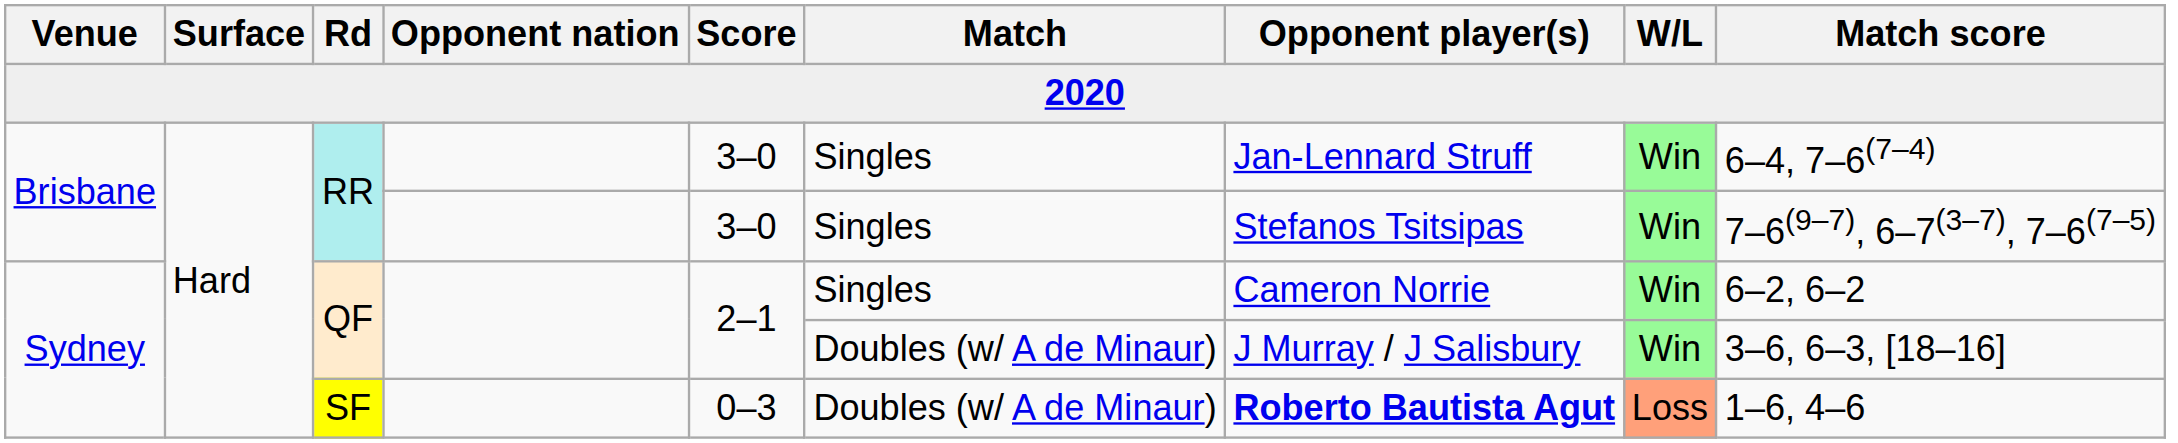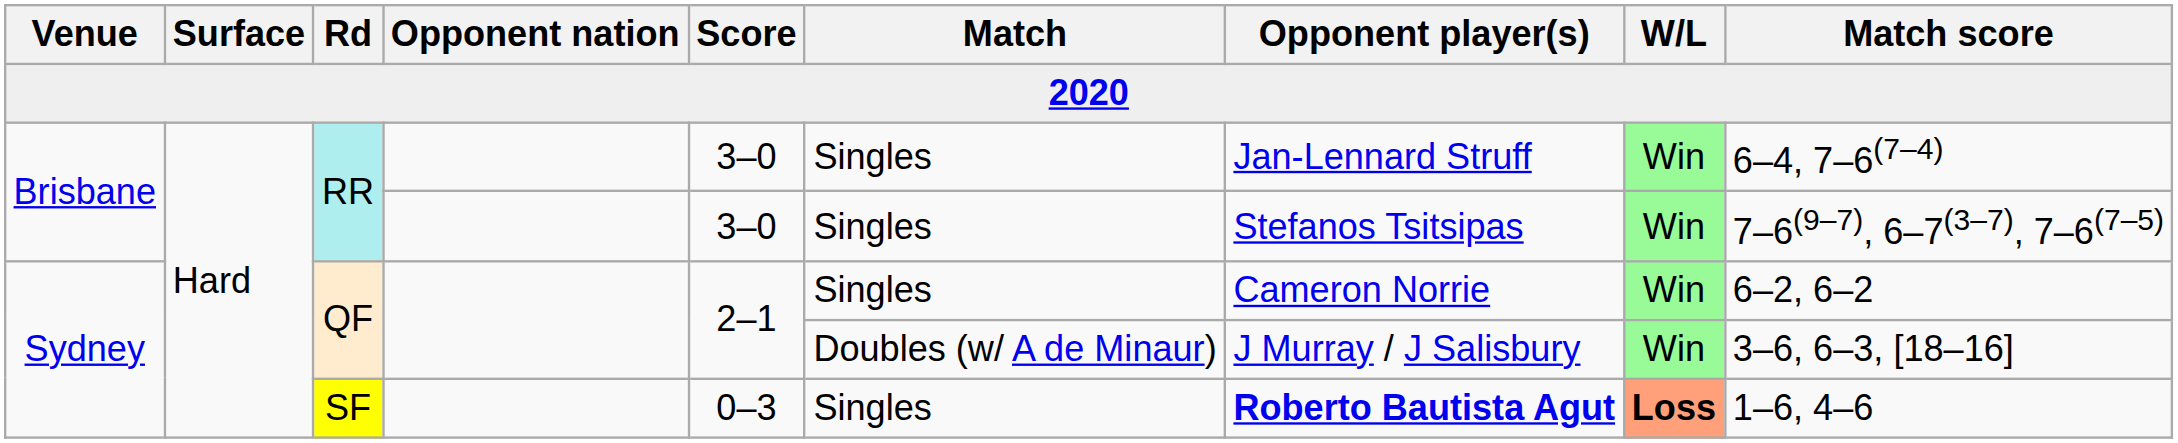(1015, 407) Doubles (w/ A de Minaur) -> (873, 407) Singles
(1670, 407) normal -> (1674, 407) bold
